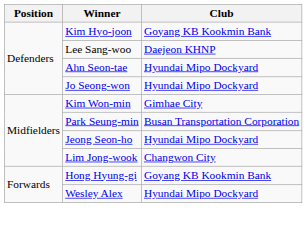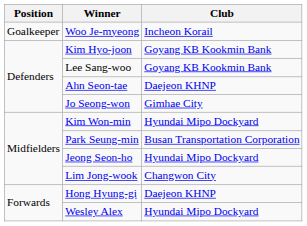+ row: (102, 31)
(180, 49) Daejeon KHNP -> (208, 67) Goyang KB Kookmin Bank
(201, 67) Hyundai Mipo Dockyard -> (180, 85) Daejeon KHNP
(201, 85) Hyundai Mipo Dockyard -> (174, 103) Gimhae City
(173, 103) Gimhae City -> (201, 121) Hyundai Mipo Dockyard
(208, 175) Goyang KB Kookmin Bank -> (180, 193) Daejeon KHNP
